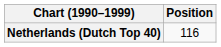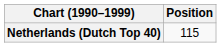(190, 32) 116 -> (190, 32) 115
